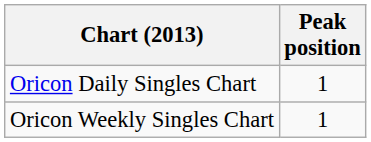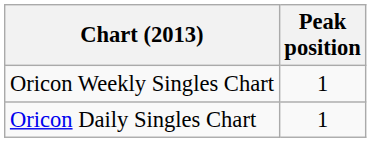rows swapped: (133, 83) <-> (142, 119)
